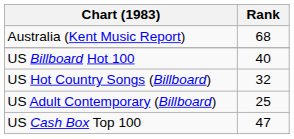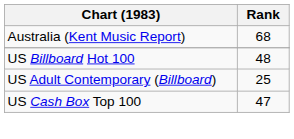(263, 58) 40 -> (263, 58) 48
- row: (109, 79)
